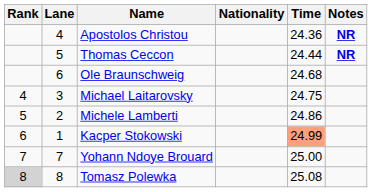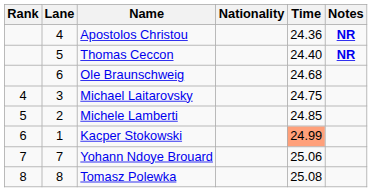(306, 55) 24.44 -> (306, 55) 24.40
(306, 116) 24.86 -> (306, 116) 24.85
(306, 156) 25.00 -> (306, 156) 25.06
(23, 177) lightgrey background -> (23, 177) no background
